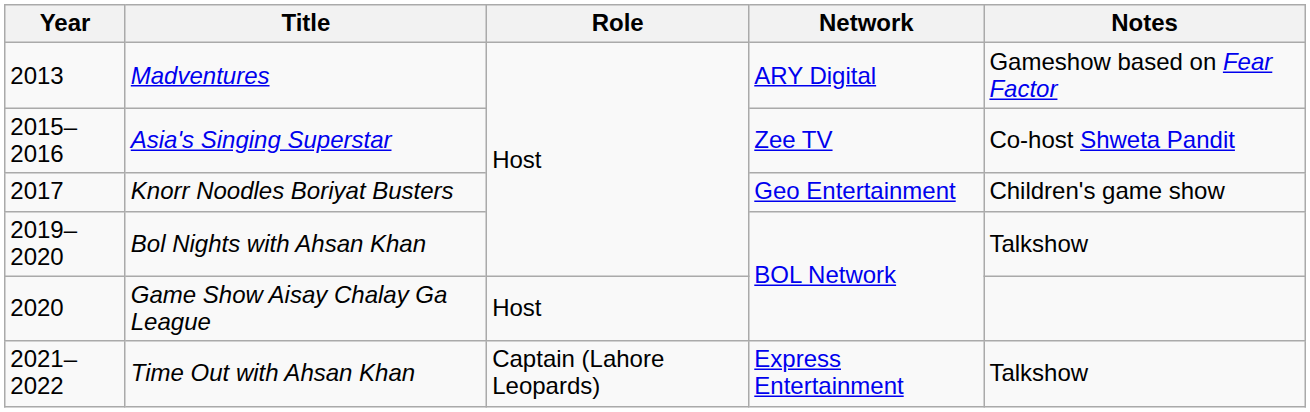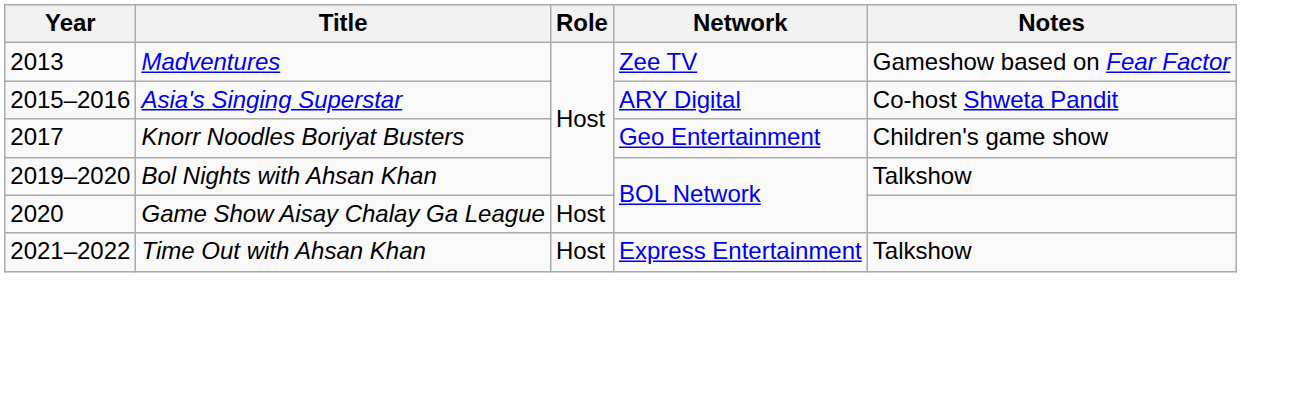(815, 75) ARY Digital -> (658, 61) Zee TV
(793, 140) Zee TV -> (680, 99) ARY Digital
(578, 373) Captain (Lahore Leopards) -> (581, 251) Host
